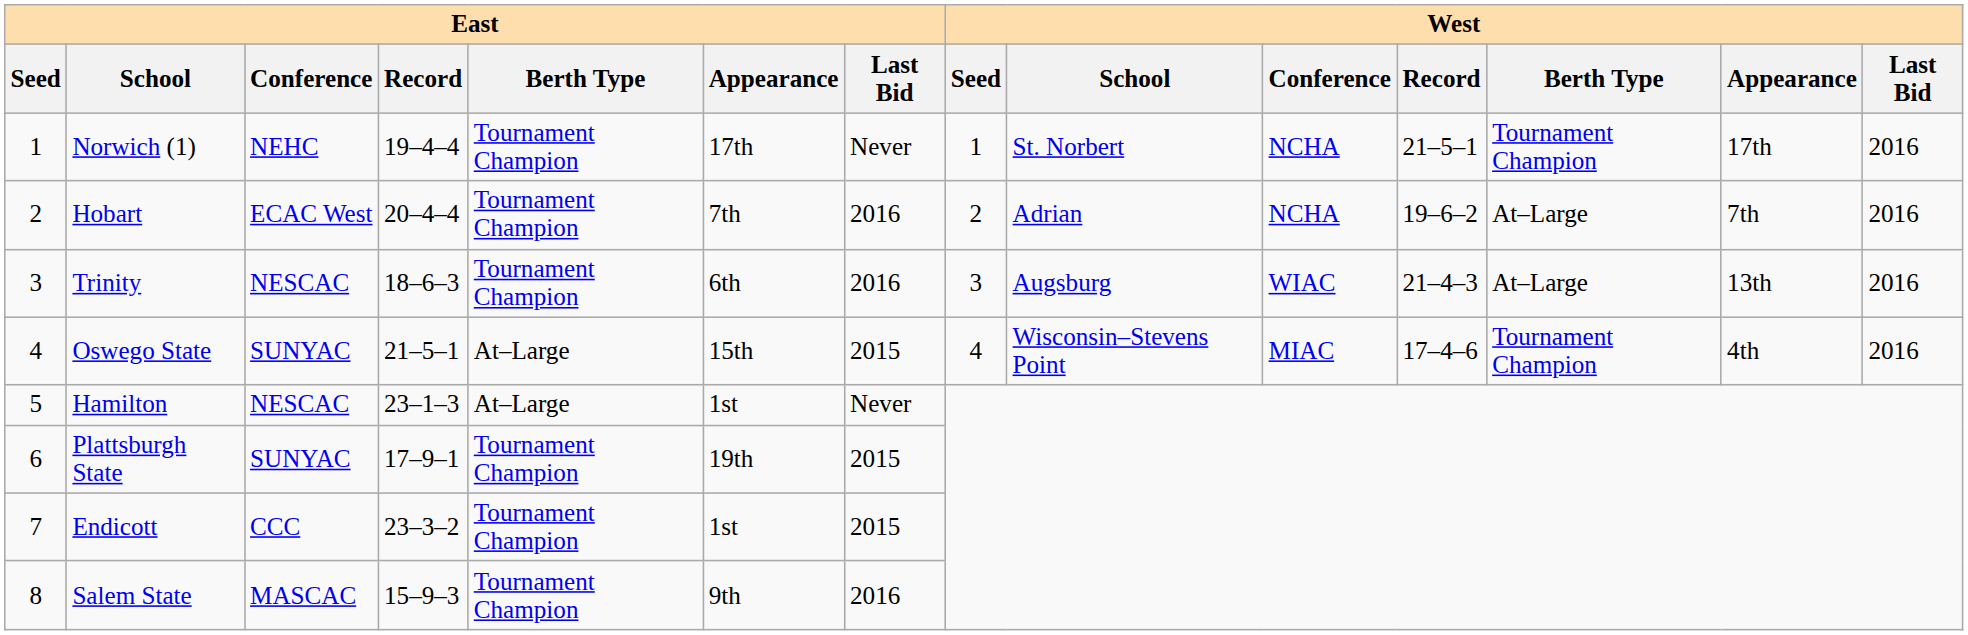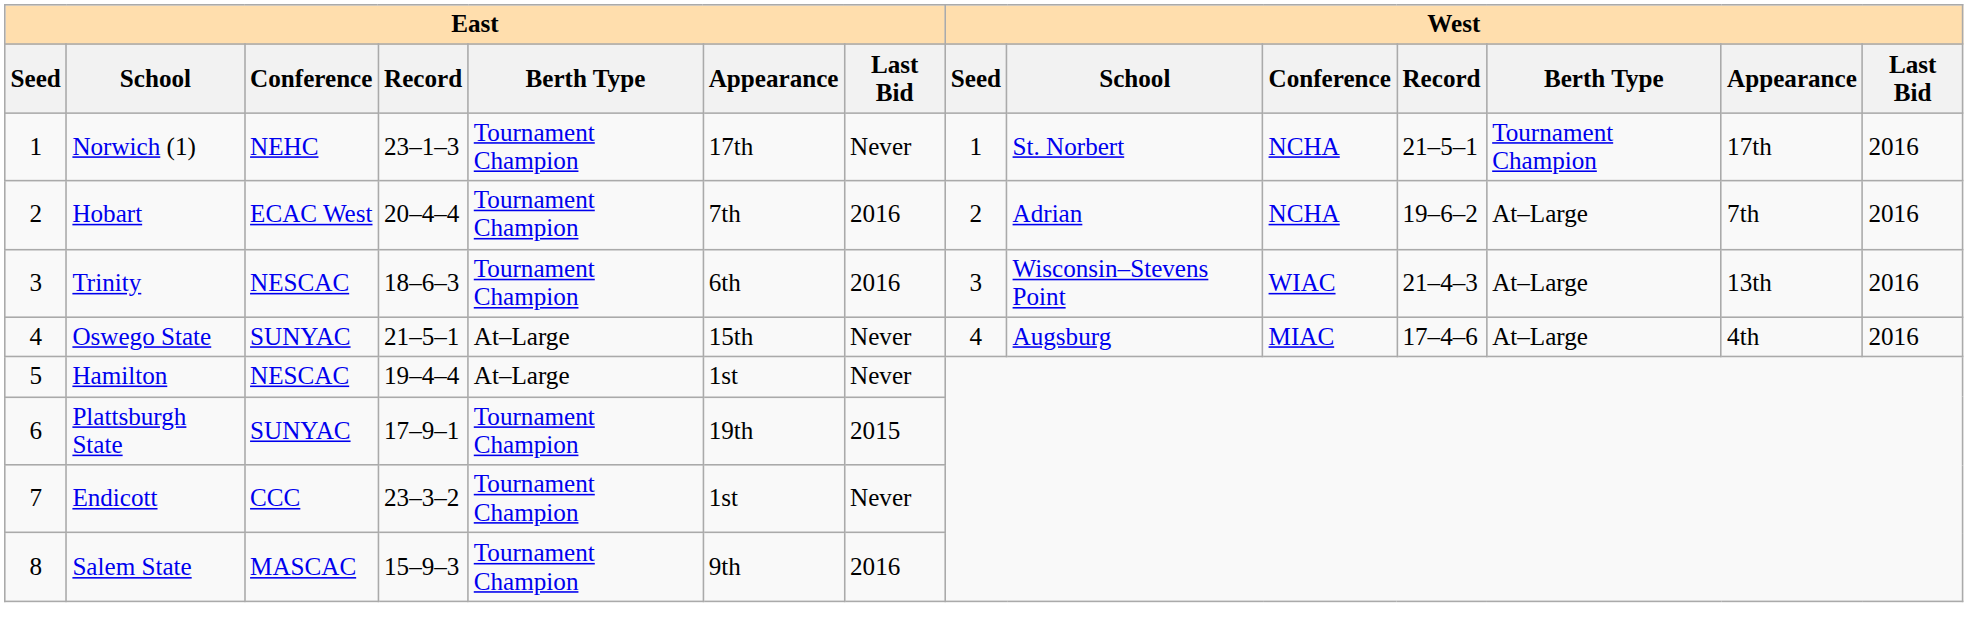(422, 146) 19–4–4 -> (422, 146) 23–1–3
(1062, 282) Augsburg -> (1110, 282) Wisconsin–Stevens Point
(875, 350) 2015 -> (881, 336) Never
(1110, 350) Wisconsin–Stevens Point -> (1062, 336) Augsburg
(1553, 350) Tournament Champion -> (1540, 336) At–Large
(422, 404) 23–1–3 -> (422, 376) 19–4–4
(875, 526) 2015 -> (881, 498) Never
